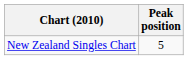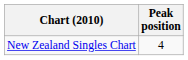(161, 45) 5 -> (161, 45) 4
